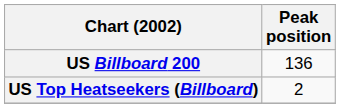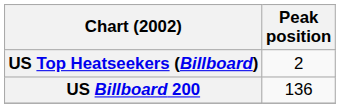rows swapped: (133, 63) <-> (133, 90)
